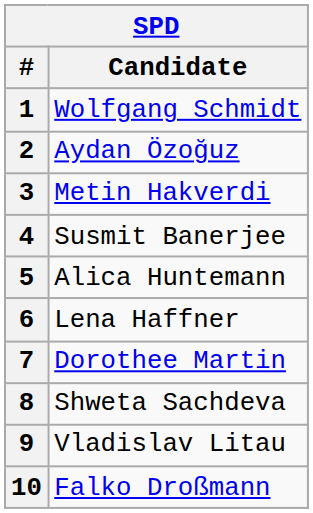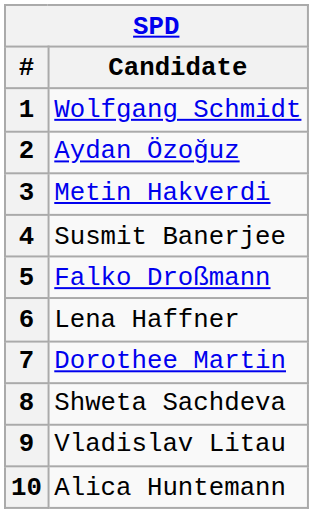(170, 278) Alica Huntemann -> (162, 278) Falko Droßmann
(162, 487) Falko Droßmann -> (170, 487) Alica Huntemann
